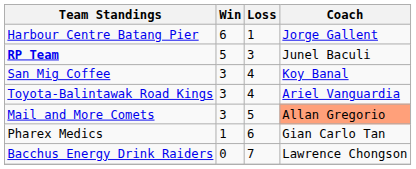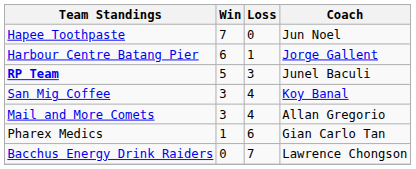+ row: (66, 34)
- row: (110, 94)
(251, 114) 5 -> (251, 114) 4
(334, 114) lightsalmon background -> (334, 114) no background
